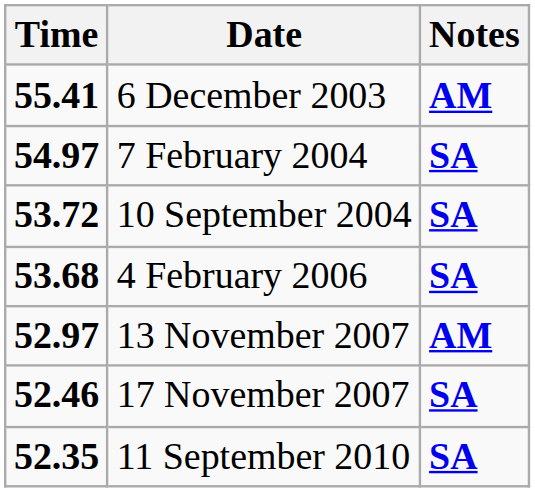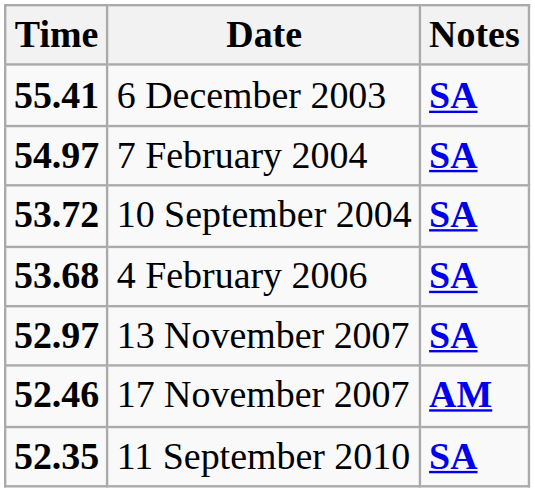(461, 94) AM -> (453, 94) SA
(461, 335) AM -> (453, 335) SA
(453, 395) SA -> (461, 395) AM
